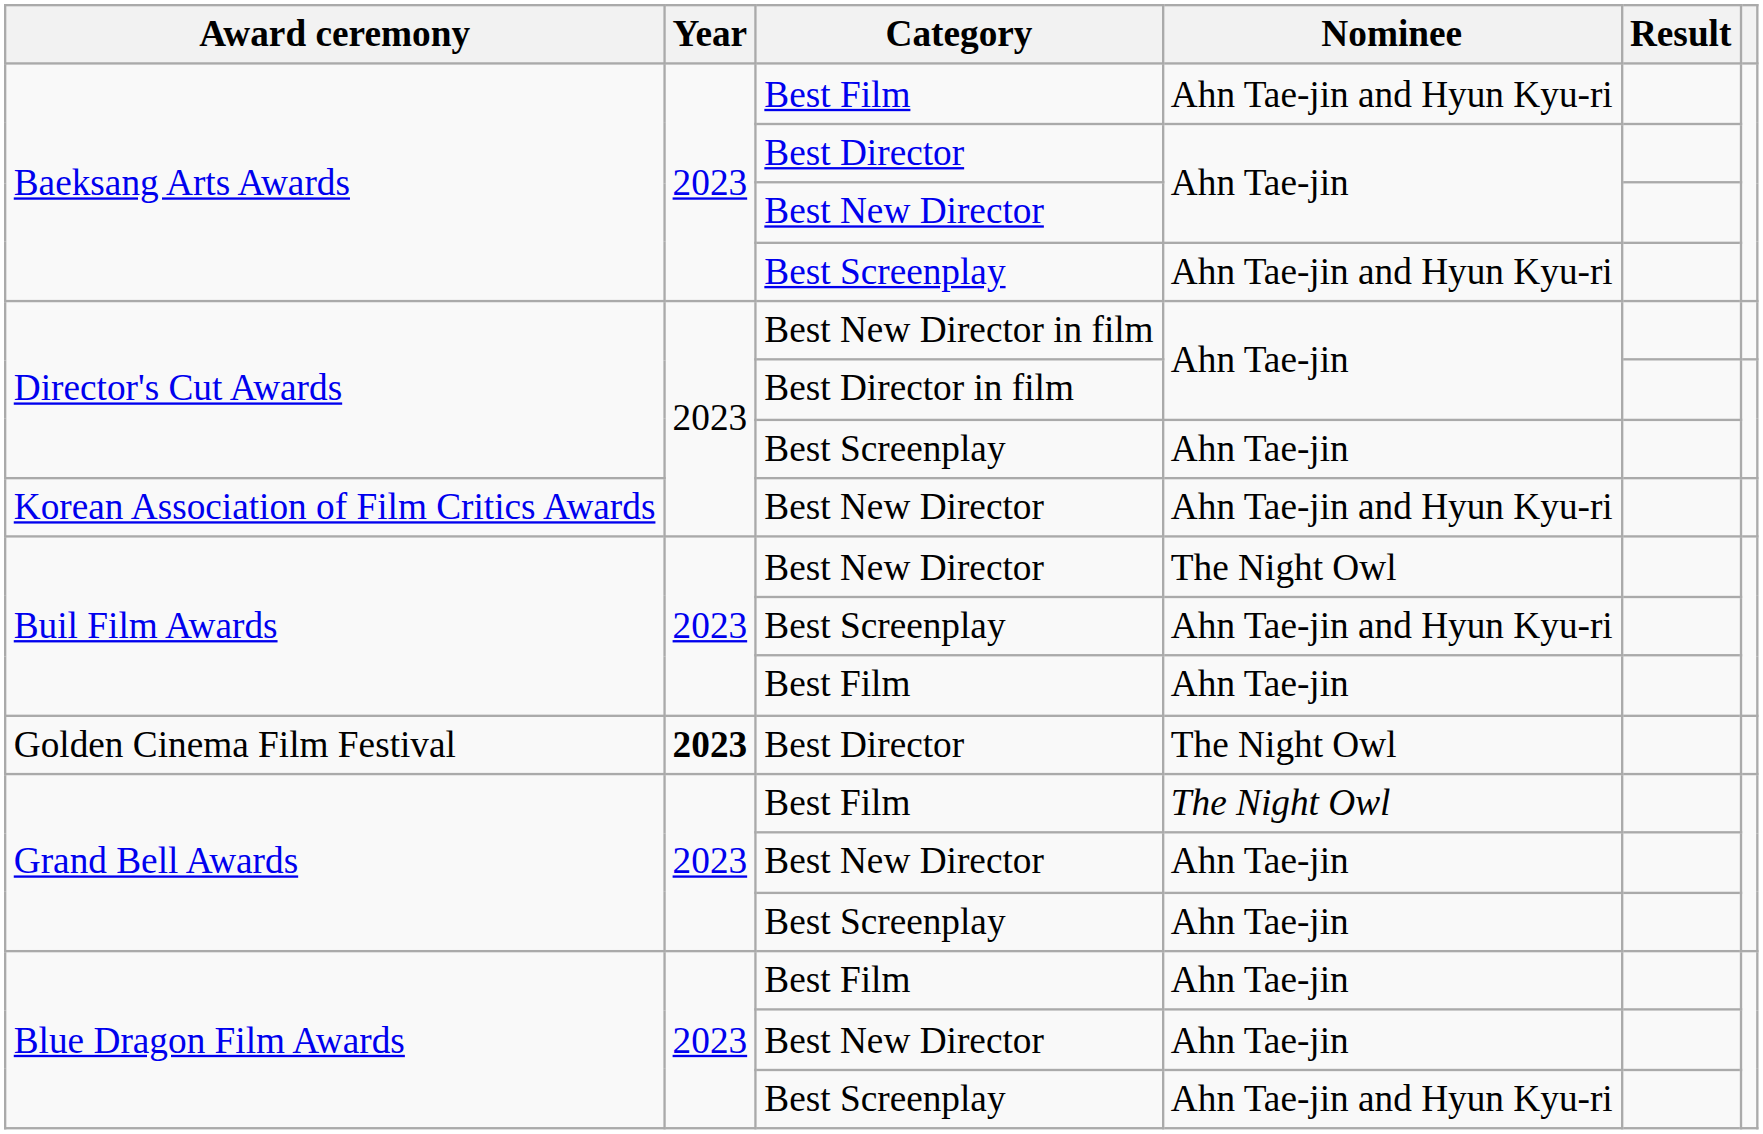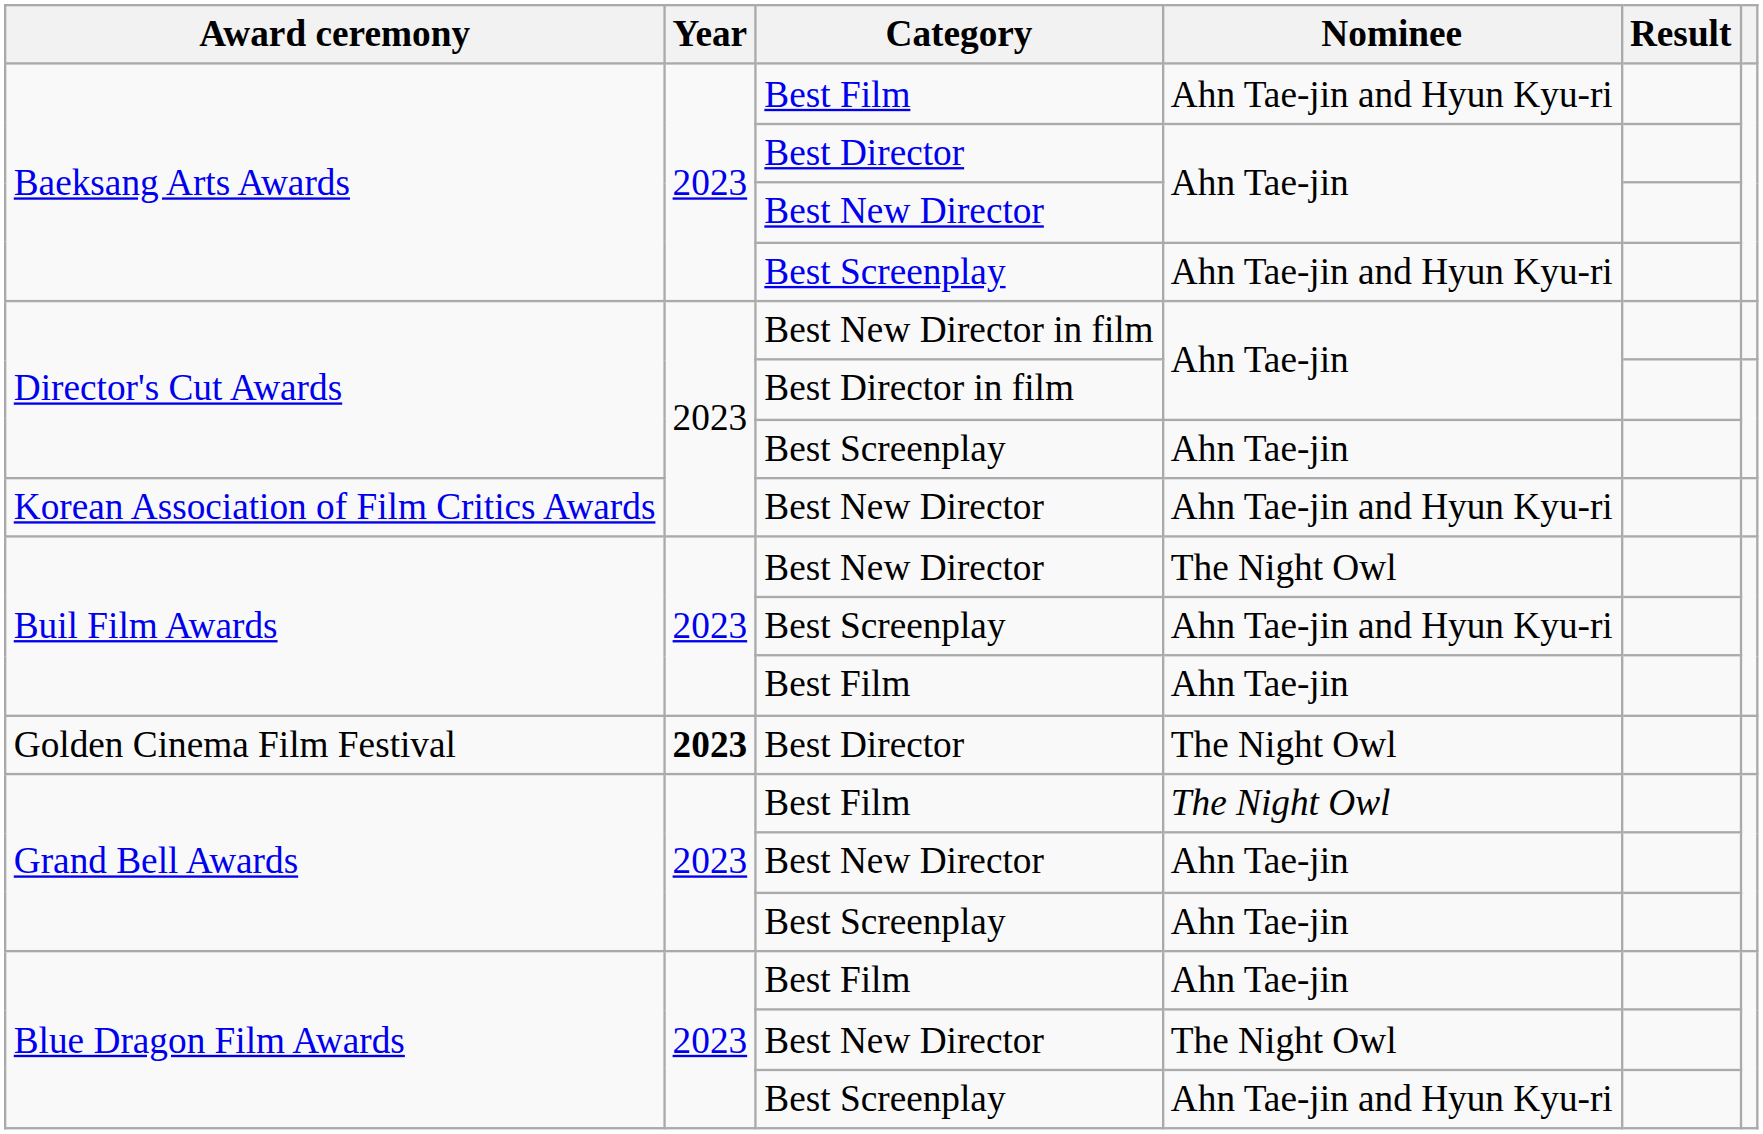(1260, 1039) Ahn Tae-jin -> (1284, 1039) The Night Owl
